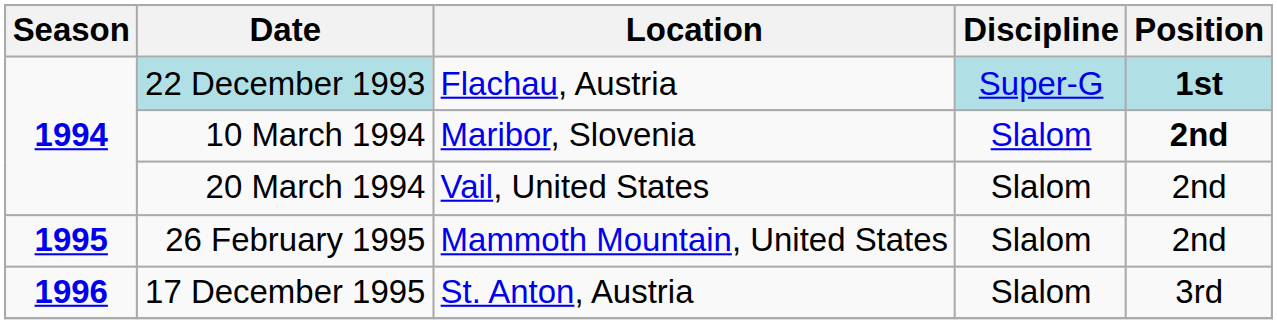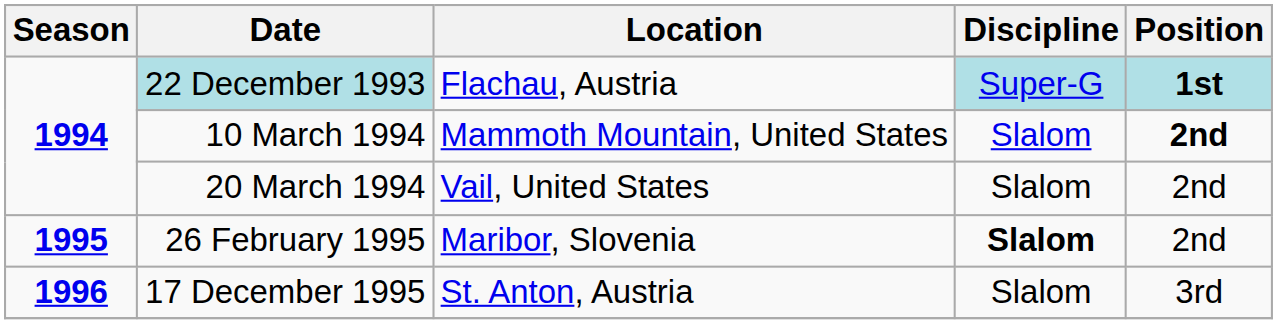(568, 135) Maribor, Slovenia -> (694, 135) Mammoth Mountain, United States
(694, 239) Mammoth Mountain, United States -> (568, 239) Maribor, Slovenia
(1041, 239) normal -> (1041, 239) bold
